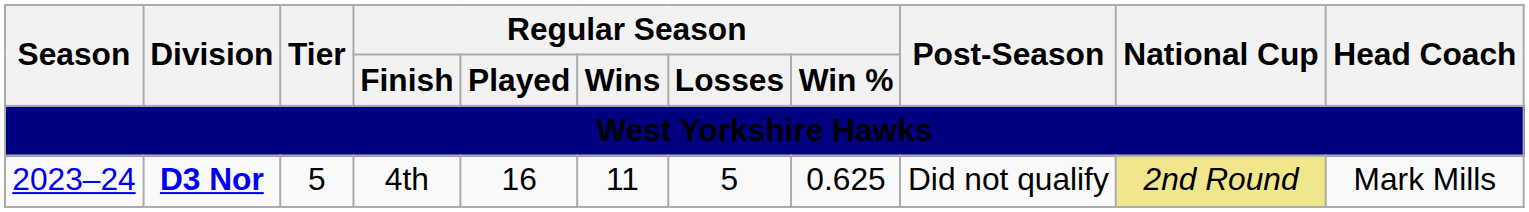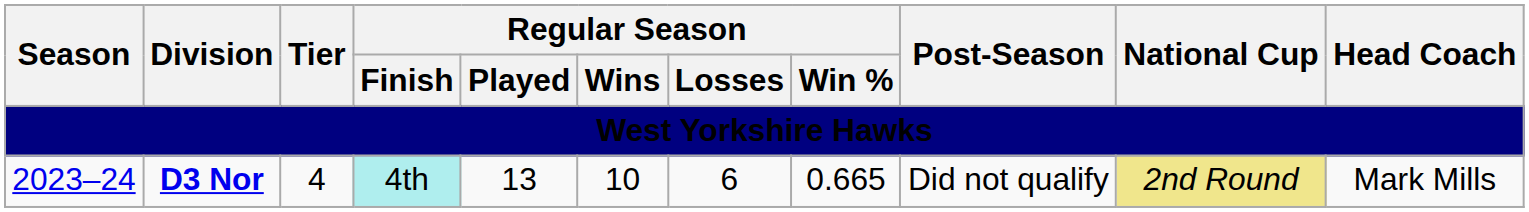(317, 180) 5 -> (317, 180) 4
(407, 180) no background -> (407, 180) paleturquoise background
(519, 180) 16 -> (519, 180) 13
(623, 180) 11 -> (623, 180) 10
(729, 180) 5 -> (729, 180) 6
(846, 180) 0.625 -> (846, 180) 0.665
